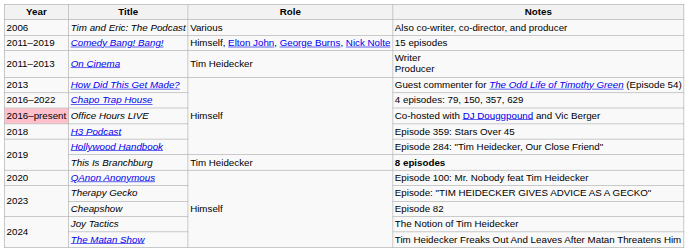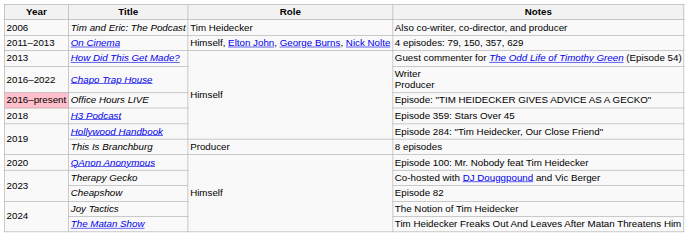(206, 27) Various -> (221, 27) Tim Heidecker
- row: (117, 43)
(221, 64) Tim Heidecker -> (290, 43) Himself, Elton John, George Burns, Nick Nolte
(415, 64) Writer Producer -> (459, 43) 4 episodes: 79, 150, 357, 629
(459, 100) 4 episodes: 79, 150, 357, 629 -> (415, 79) Writer Producer
(498, 116) Co-hosted with DJ Douggpound and Vic Berger -> (523, 100) Episode: "TIM HEIDECKER GIVES ADVICE AS A GECKO"
(221, 162) Tim Heidecker -> (210, 147) Producer
(420, 162) bold -> (418, 147) normal
(523, 193) Episode: "TIM HEIDECKER GIVES ADVICE AS A GECKO" -> (498, 178) Co-hosted with DJ Douggpound and Vic Berger
